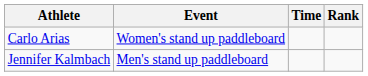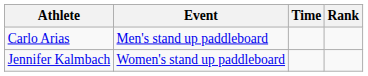(201, 38) Women's stand up paddleboard -> (192, 38) Men's stand up paddleboard
(192, 60) Men's stand up paddleboard -> (201, 60) Women's stand up paddleboard
